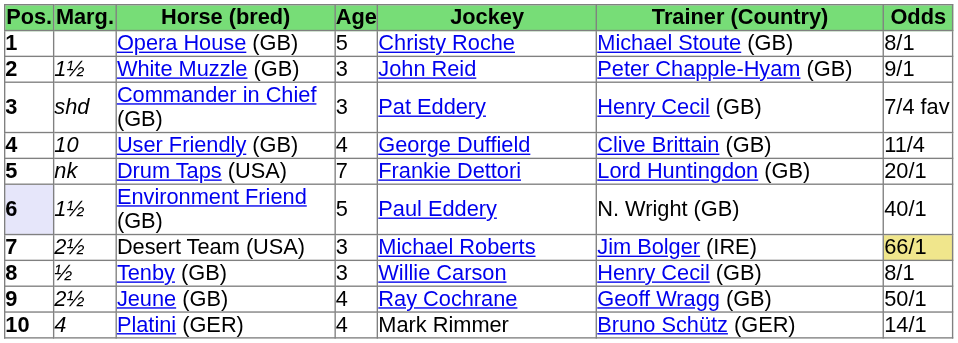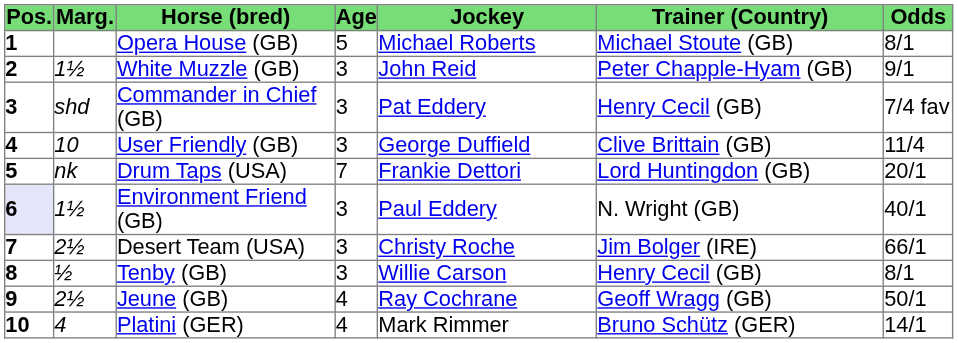(447, 43) Christy Roche -> (457, 43) Michael Roberts
(342, 145) 4 -> (342, 145) 3
(342, 209) 5 -> (342, 209) 3
(457, 247) Michael Roberts -> (447, 247) Christy Roche
(905, 247) khaki background -> (905, 247) no background
